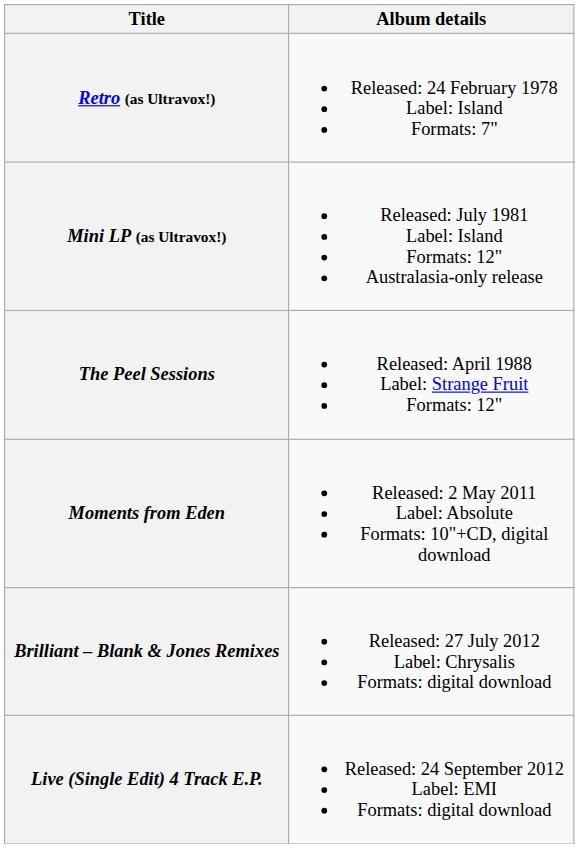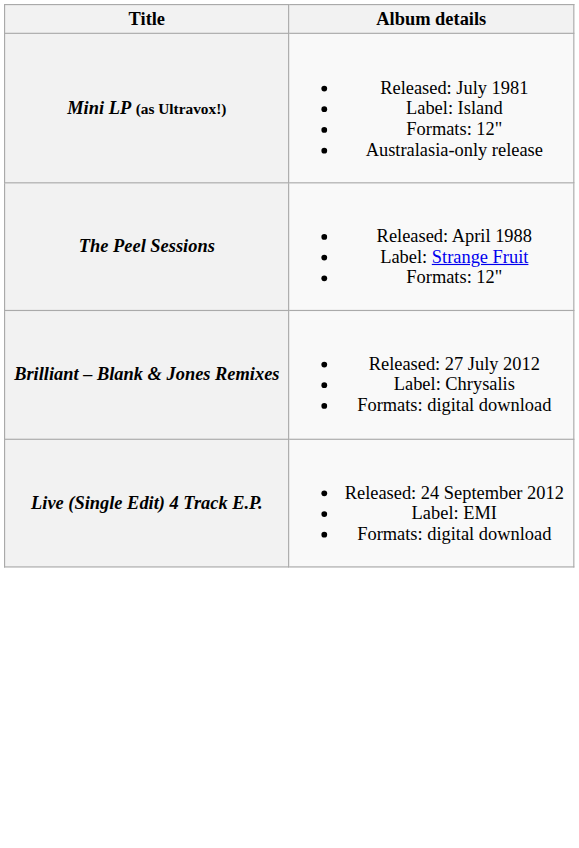- row: (147, 97)
- row: (147, 513)
